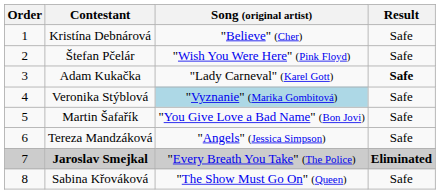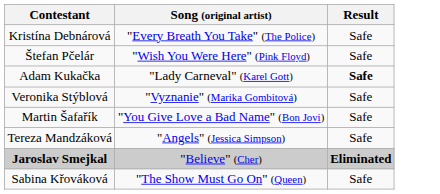- column: (25, 14)
(262, 35) "Believe" (Cher) -> (221, 35) "Every Breath You Take" (The Police)
(262, 96) lightblue background -> (221, 96) no background
(262, 158) "Every Breath You Take" (The Police) -> (221, 158) "Believe" (Cher)
